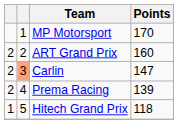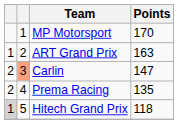(11, 52) 2 -> (11, 52) 1
(144, 52) 160 -> (144, 52) 163
(144, 90) 139 -> (144, 90) 135
(11, 109) no background -> (11, 109) lightgrey background
